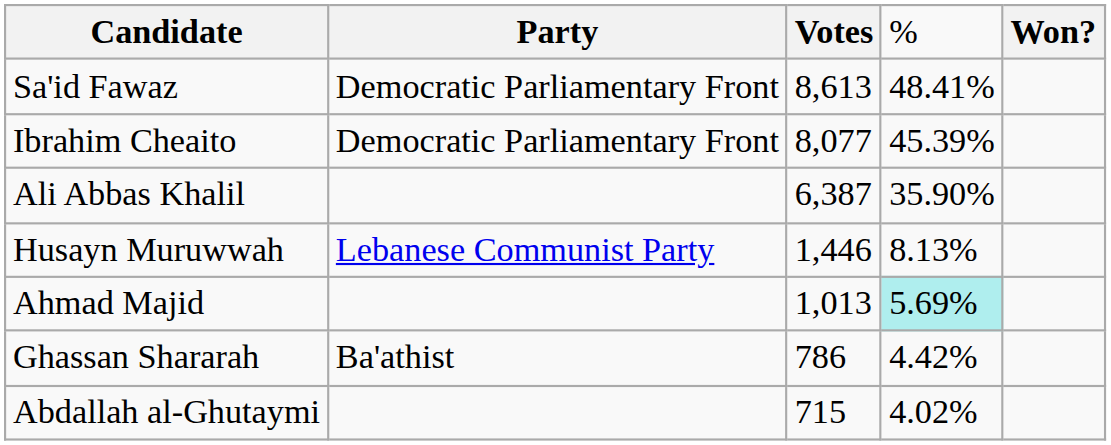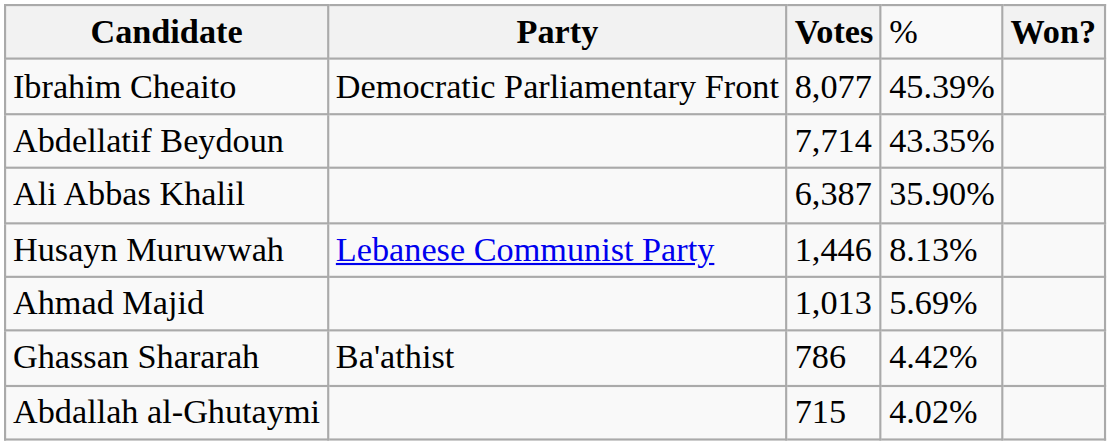- row: (95, 85)
+ row: (148, 140)
(933, 303) paleturquoise background -> (933, 303) no background
